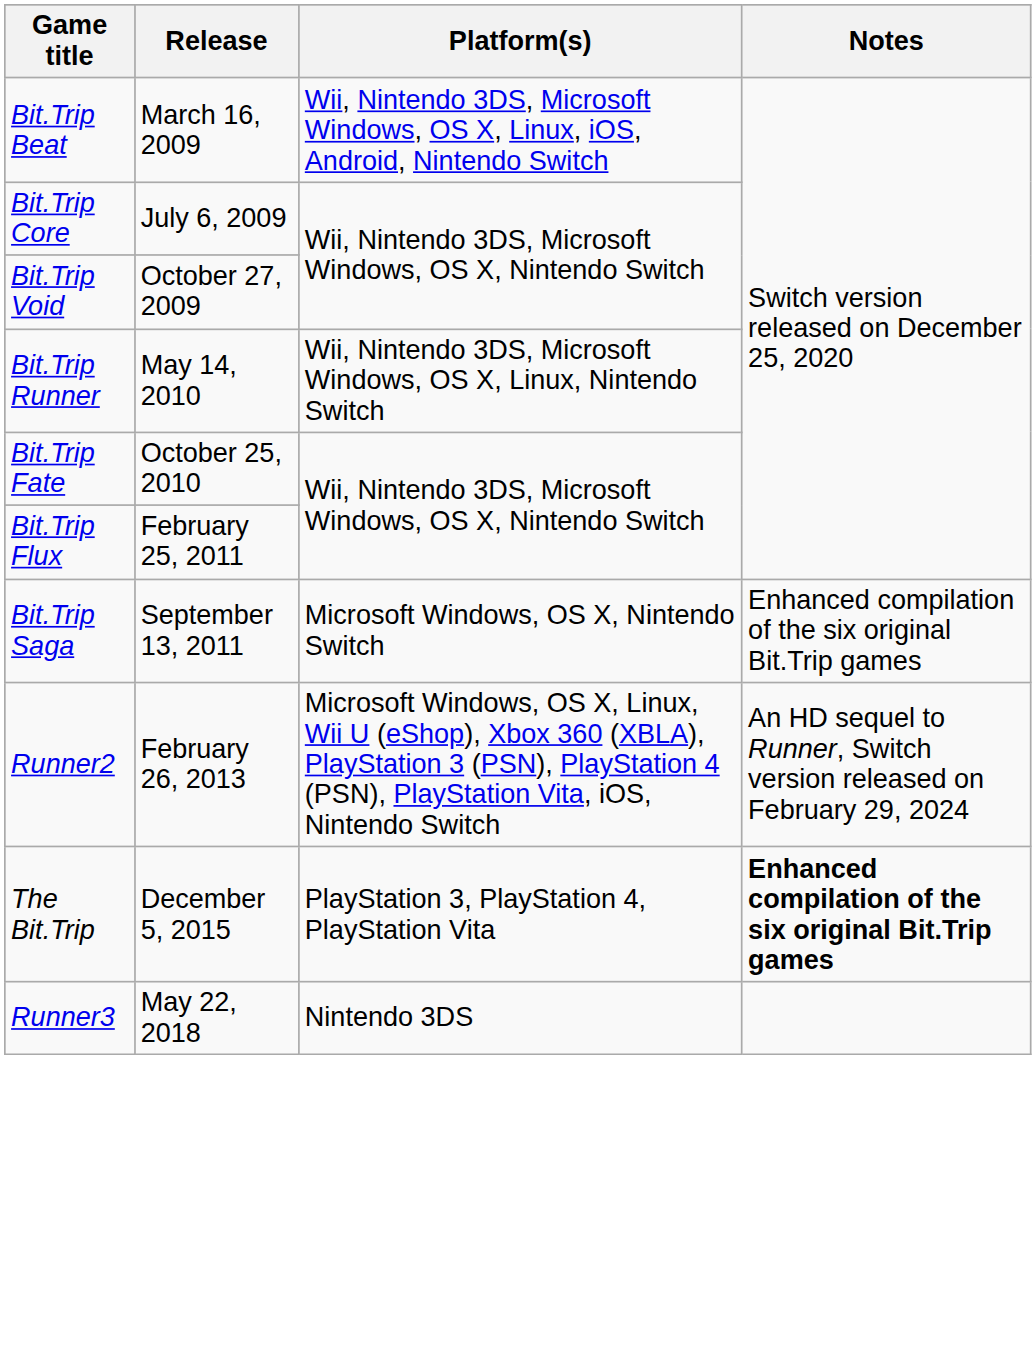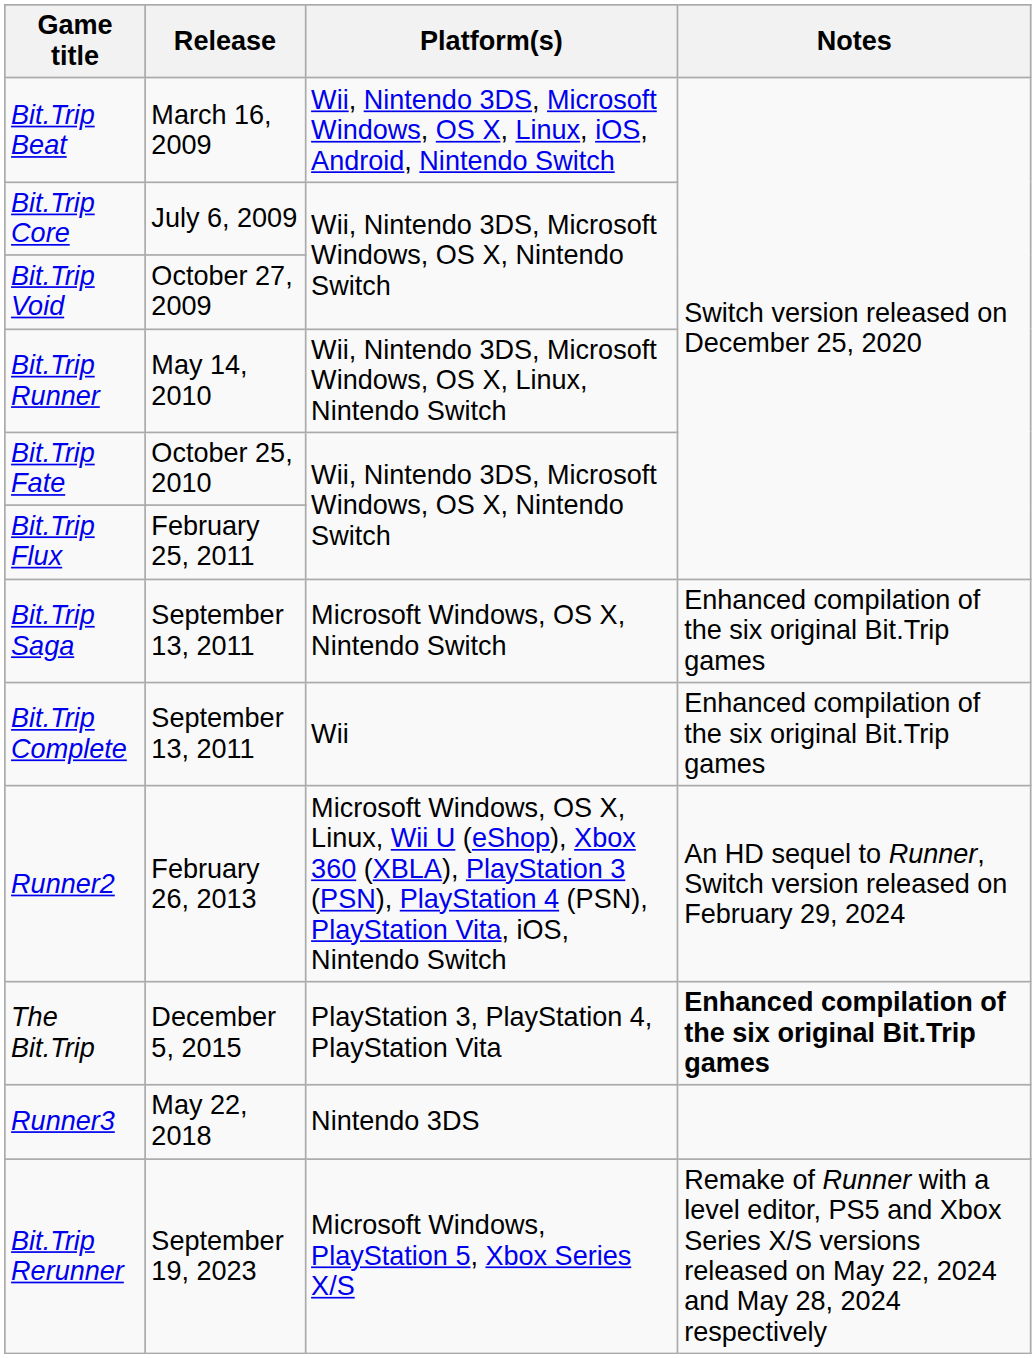+ row: (69, 734)
+ row: (67, 1255)
